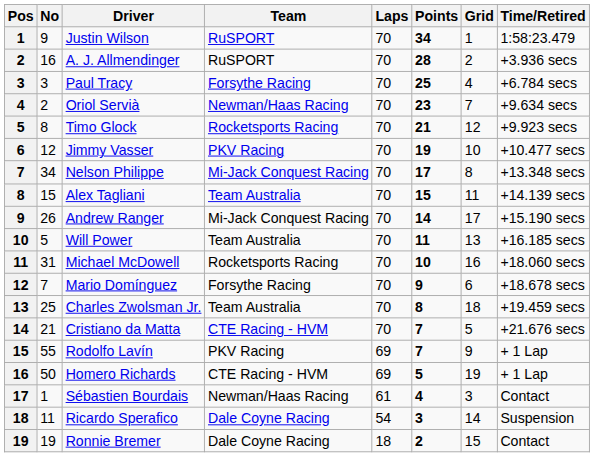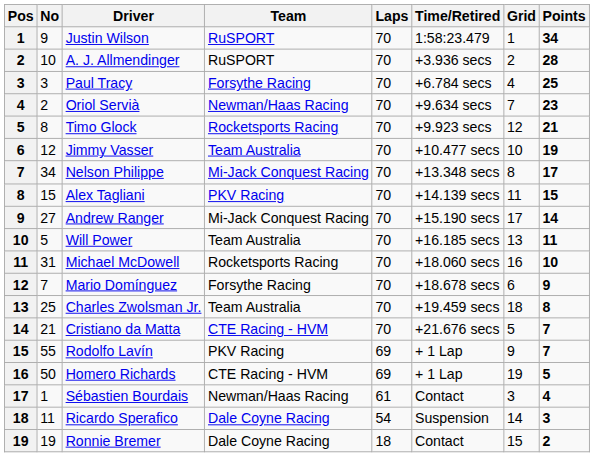columns swapped: (543, 16) <-> (437, 16)
(48, 61) 16 -> (48, 61) 10
(246, 150) PKV Racing -> (254, 150) Team Australia
(254, 195) Team Australia -> (246, 195) PKV Racing
(48, 217) 26 -> (48, 217) 27
